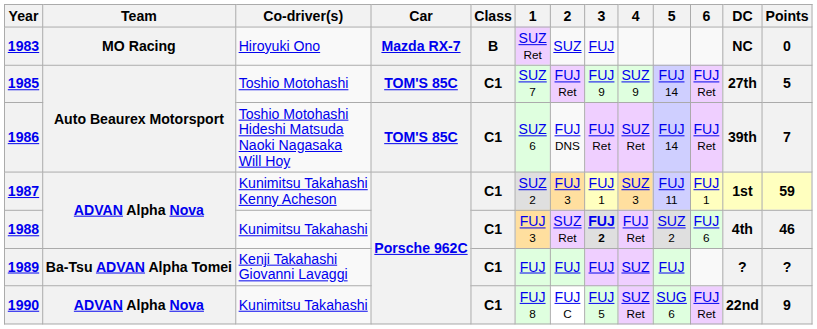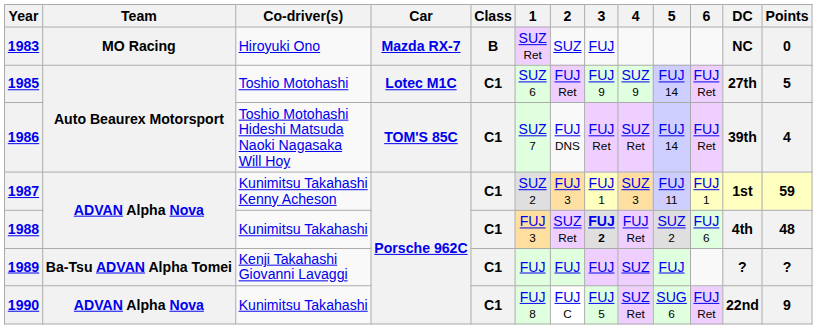(421, 84) TOM'S 85C -> (421, 84) Lotec M1C
(533, 84) SUZ 7 -> (533, 84) SUZ 6
(533, 138) SUZ 6 -> (533, 138) SUZ 7
(787, 138) 7 -> (787, 138) 4
(787, 229) 46 -> (787, 229) 48
